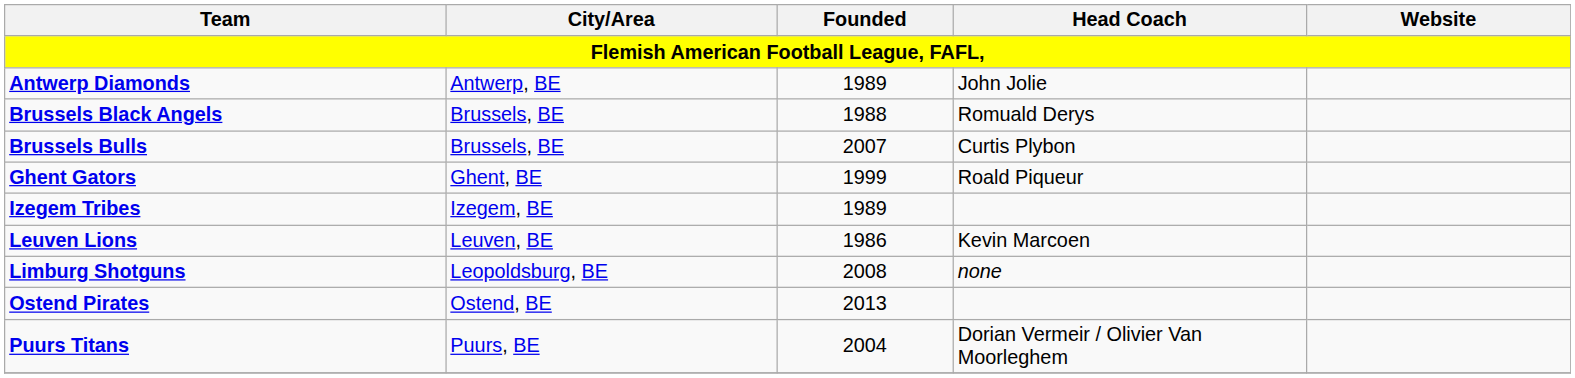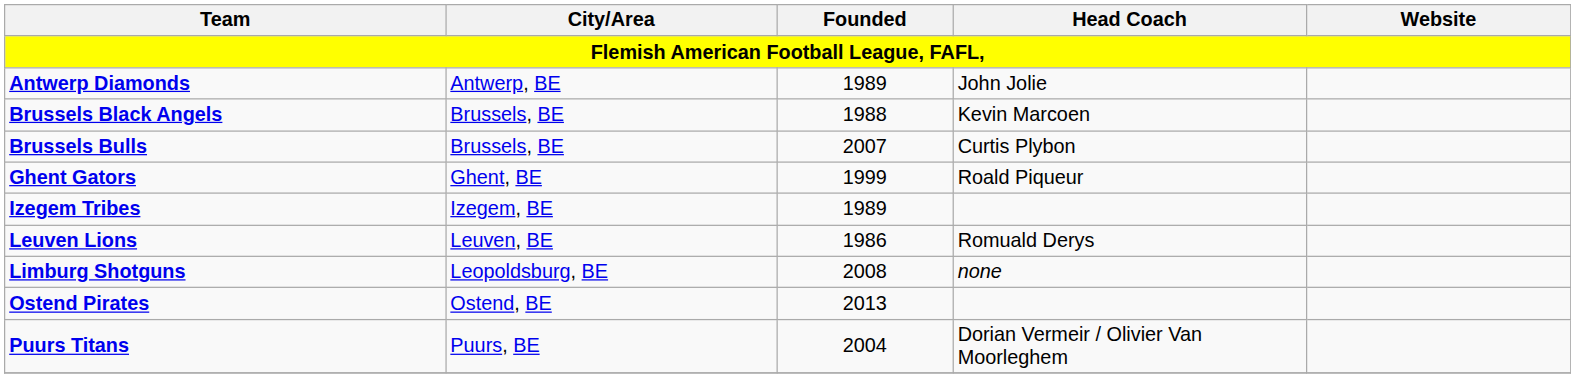(1026, 114) Romuald Derys -> (1024, 114) Kevin Marcoen
(1024, 240) Kevin Marcoen -> (1026, 240) Romuald Derys
